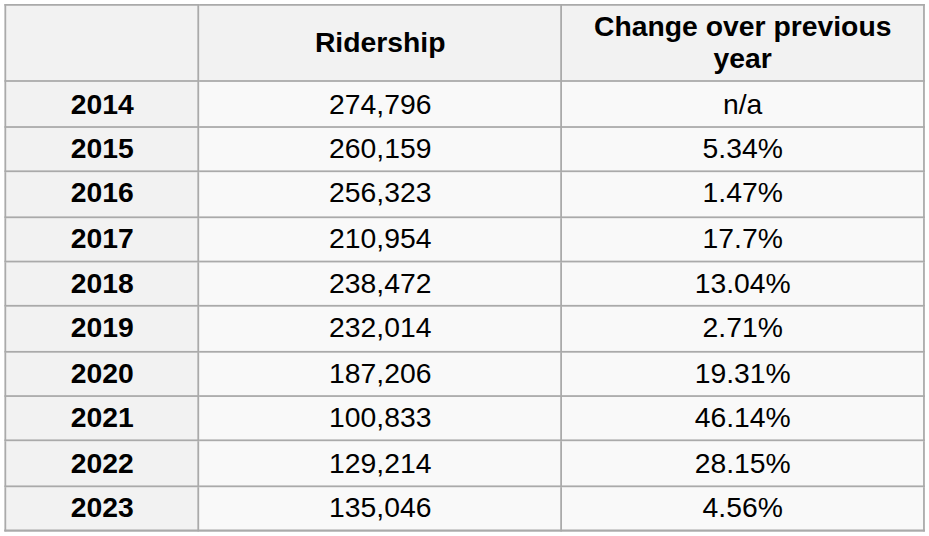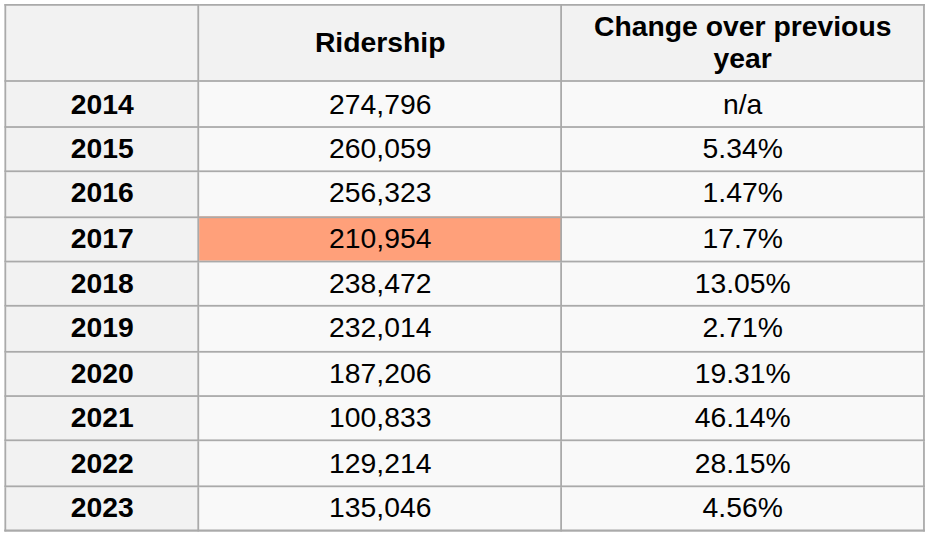(380, 148) 260,159 -> (380, 148) 260,059
(380, 238) no background -> (380, 238) lightsalmon background
(743, 283) 13.04% -> (743, 283) 13.05%
